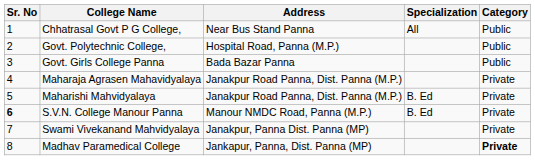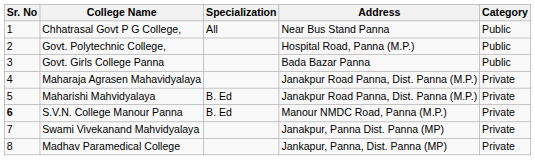columns swapped: (304, 12) <-> (442, 12)
(500, 146) bold -> (499, 146) normal
